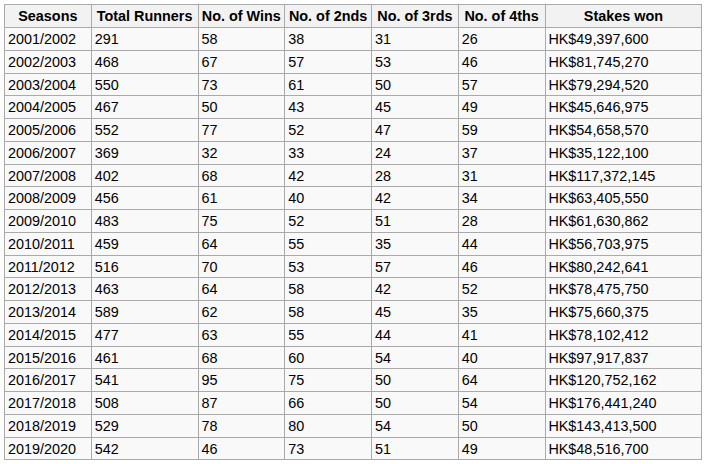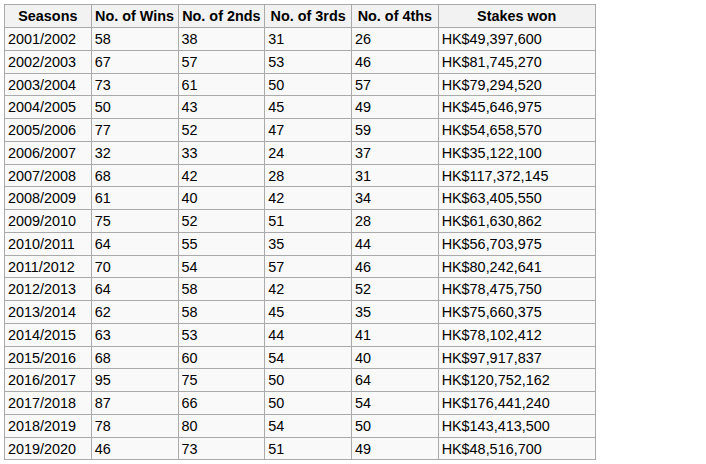- column: (145, 16)
(296, 267) 53 -> (189, 267) 54
(296, 335) 55 -> (189, 335) 53
